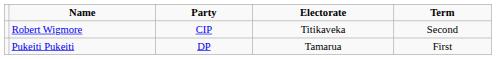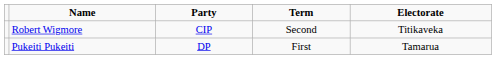columns swapped: (323, 12) <-> (442, 12)
